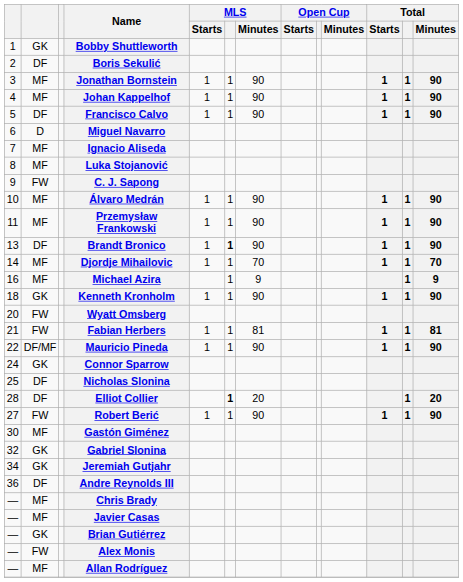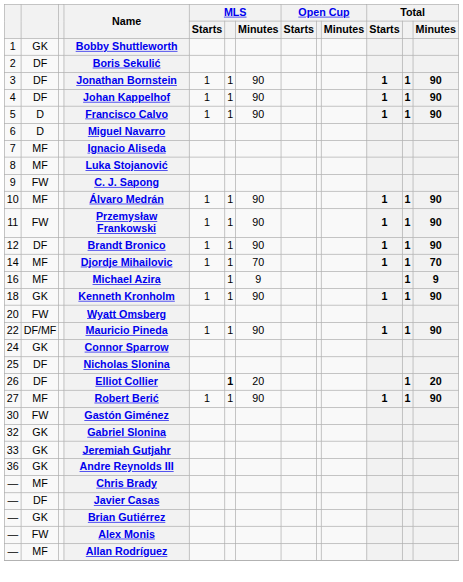(40, 81) MF -> (40, 81) DF
(40, 98) MF -> (40, 98) DF
(40, 115) DF -> (40, 115) D
(40, 223) MF -> (40, 223) FW
(13, 246) 13 -> (13, 246) 12
(230, 246) bold -> (230, 246) normal
- row: (127, 331)
(13, 399) 28 -> (13, 382) 26
(40, 416) FW -> (40, 399) MF
(40, 433) MF -> (40, 416) FW
(13, 467) 34 -> (13, 450) 33
(40, 484) DF -> (40, 467) GK
(40, 518) MF -> (40, 501) DF
